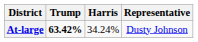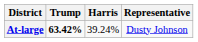(103, 29) 34.24% -> (103, 29) 39.24%
